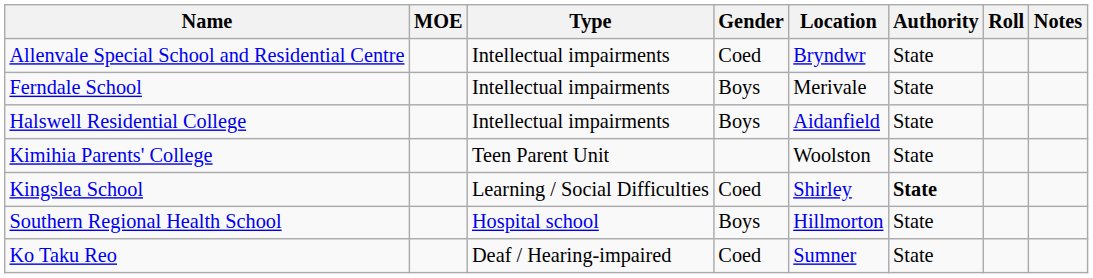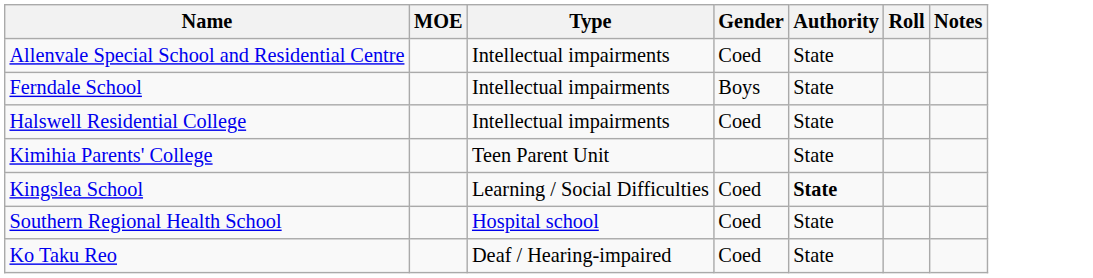- column: (838, 21)
(739, 122) Boys -> (740, 122) Coed
(739, 222) Boys -> (740, 222) Coed
